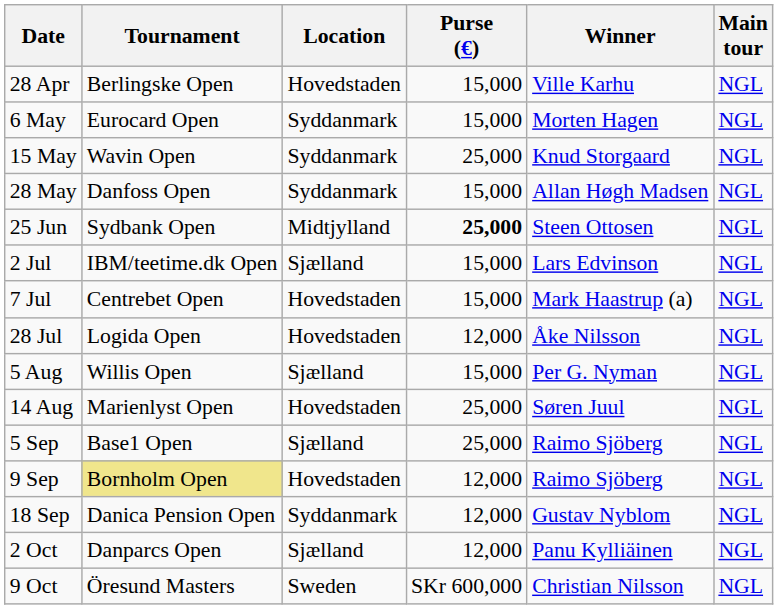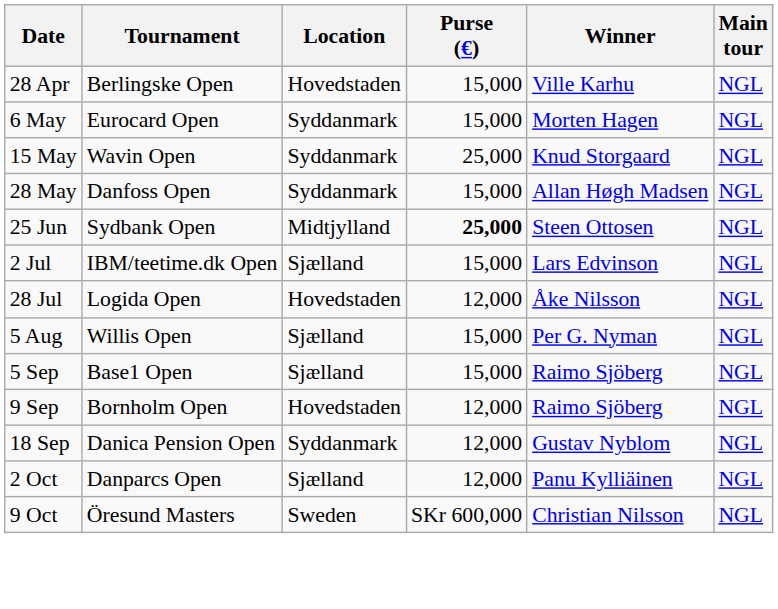- row: (31, 299)
- row: (41, 406)
(492, 442) 25,000 -> (492, 370) 15,000
(157, 478) khaki background -> (157, 406) no background
